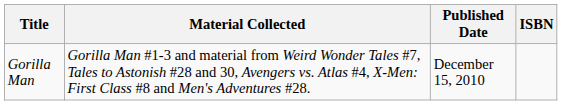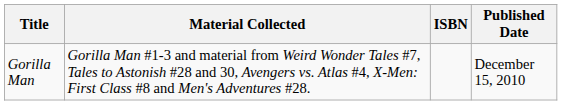columns swapped: (473, 24) <-> (536, 24)
